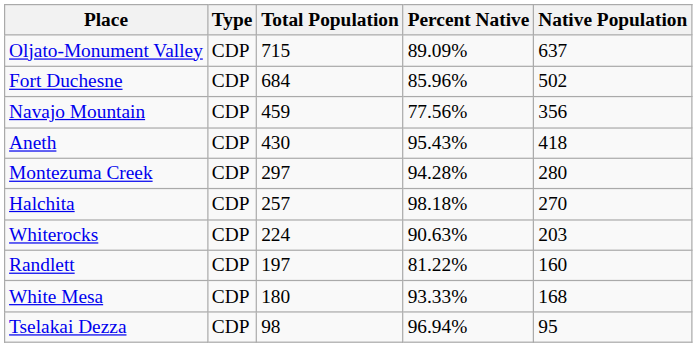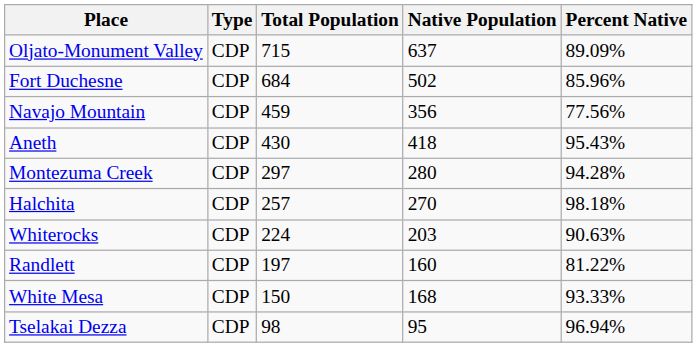columns swapped: (613, 19) <-> (468, 19)
(276, 296) 180 -> (276, 296) 150
